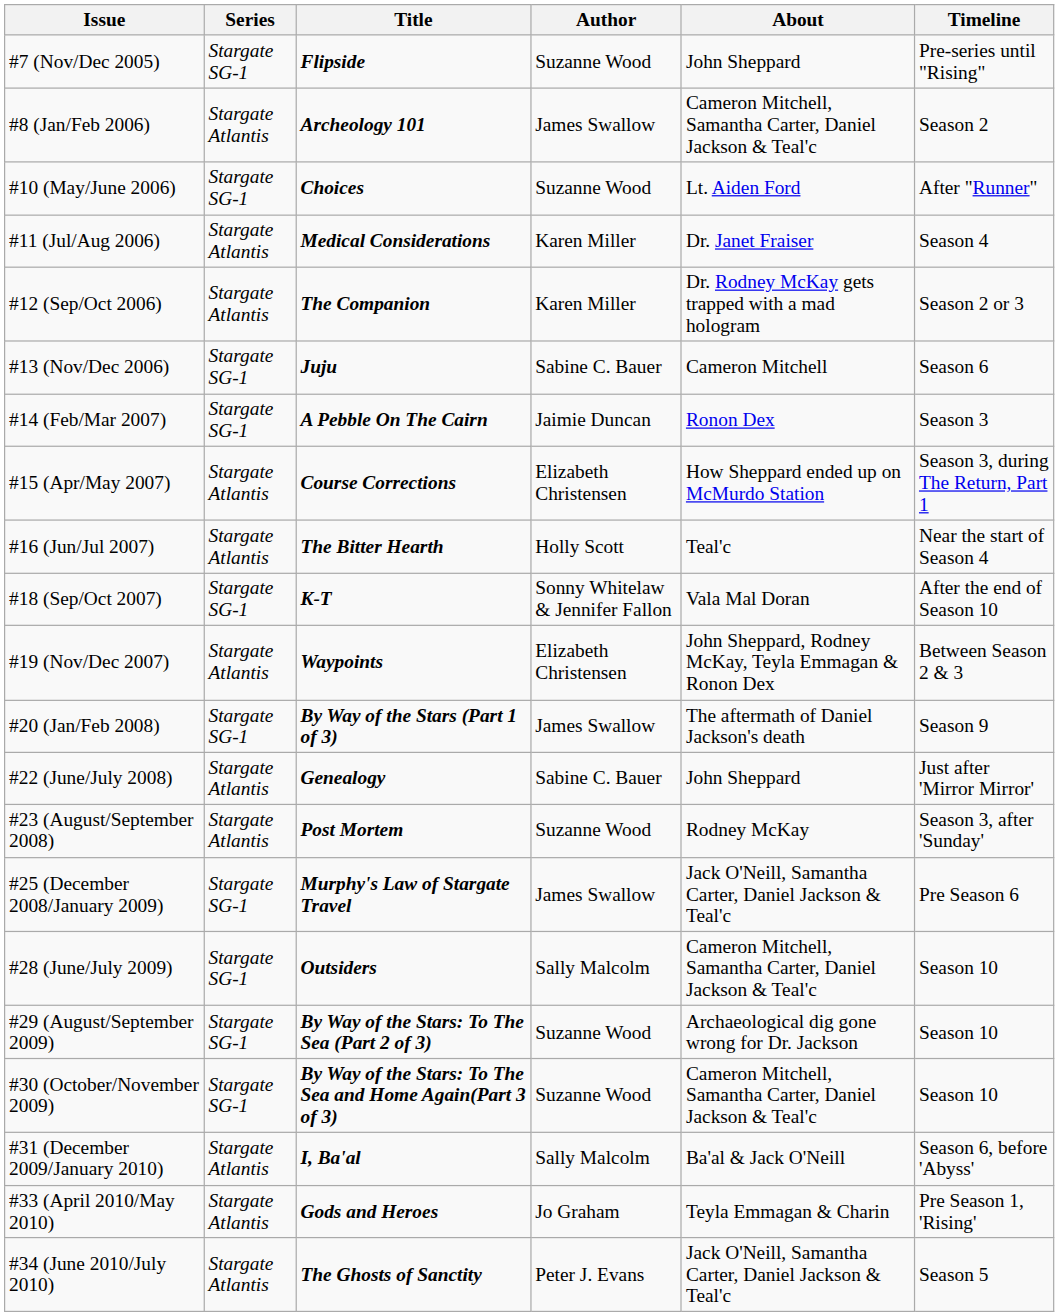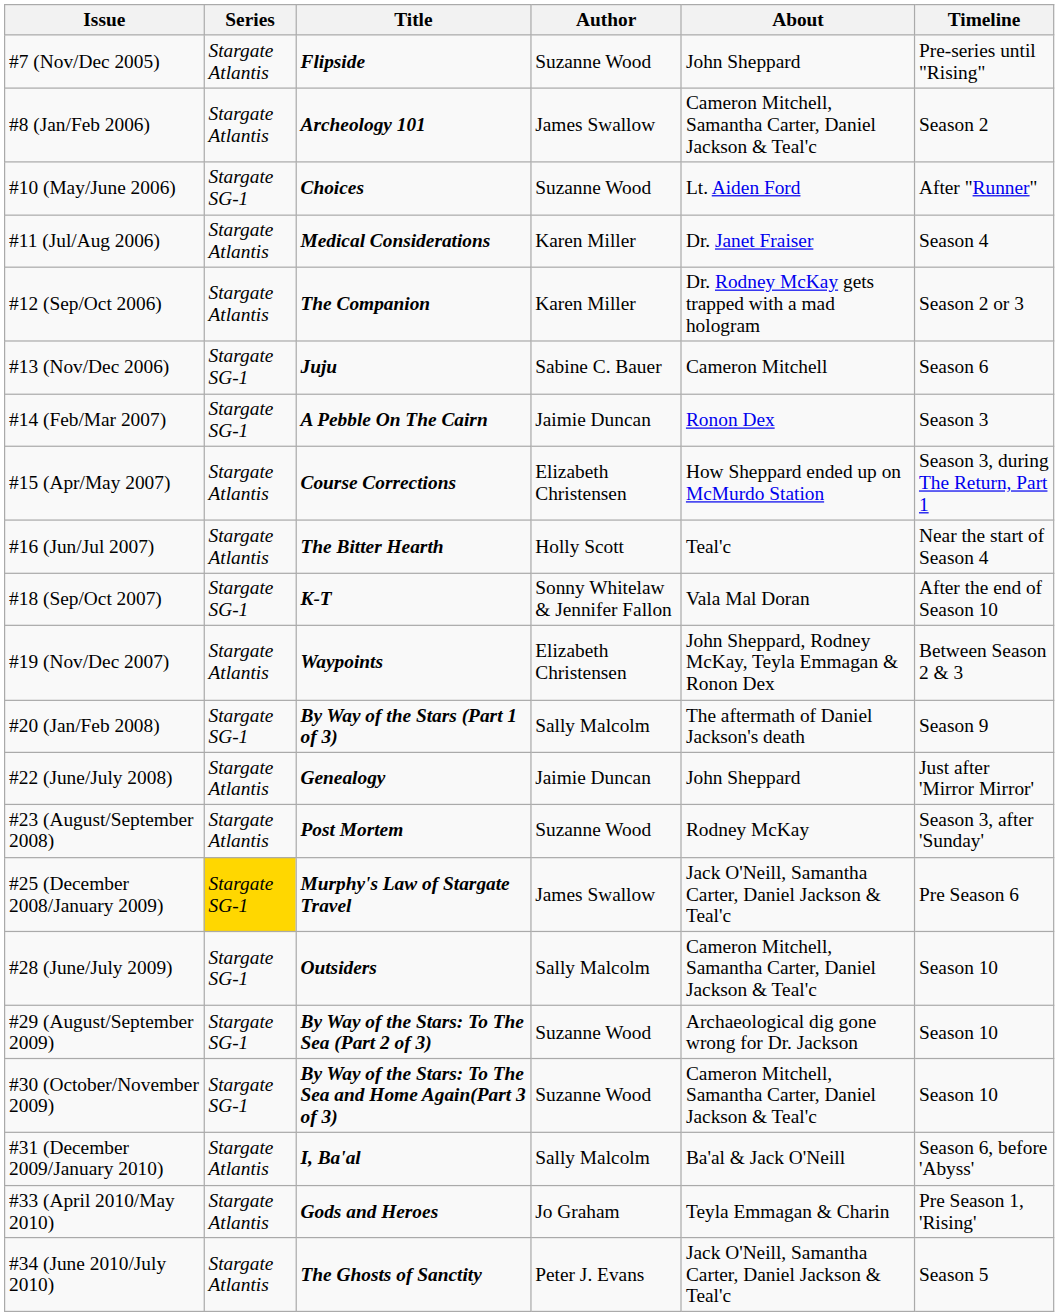(241, 61) Stargate SG-1 -> (241, 61) Stargate Atlantis
(595, 725) James Swallow -> (592, 725) Sally Malcolm
(598, 778) Sabine C. Bauer -> (593, 778) Jaimie Duncan
(241, 894) no background -> (241, 894) gold background
